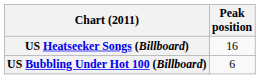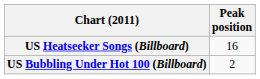(232, 64) 6 -> (232, 64) 2
